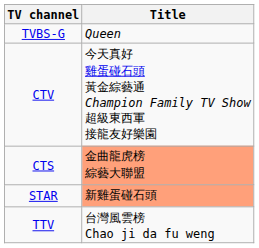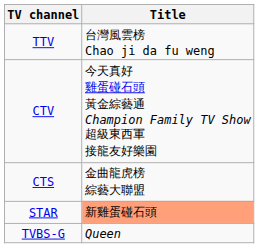rows swapped: (43, 225) <-> (43, 34)
(115, 165) lightsalmon background -> (115, 181) no background
